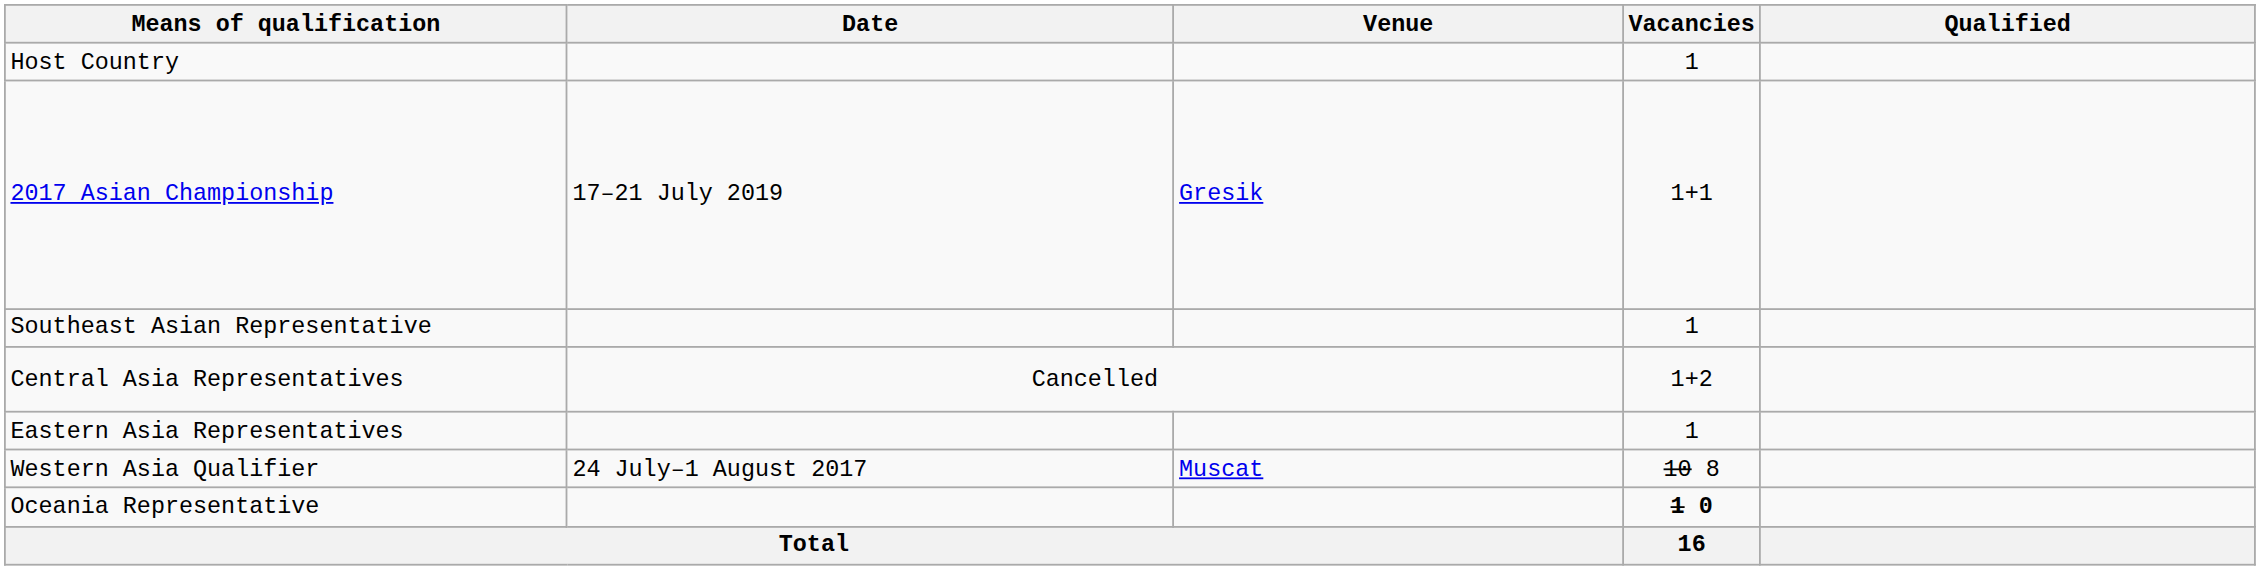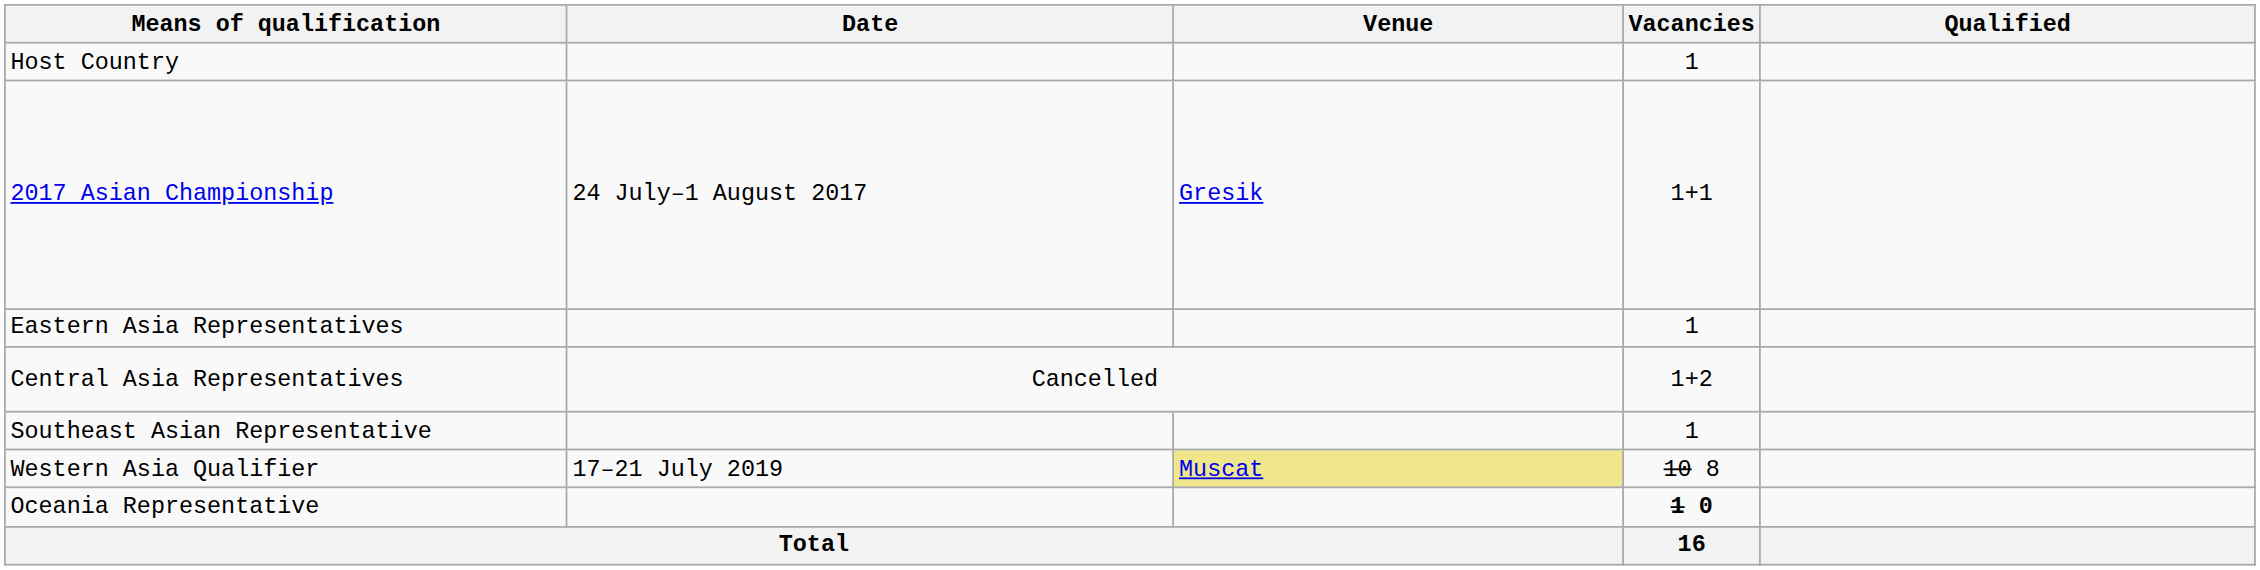(678, 195) 17–21 July 2019 -> (720, 195) 24 July–1 August 2017
rows swapped: (207, 431) <-> (221, 327)
(720, 469) 24 July–1 August 2017 -> (678, 469) 17–21 July 2019
(1221, 469) no background -> (1221, 469) khaki background
